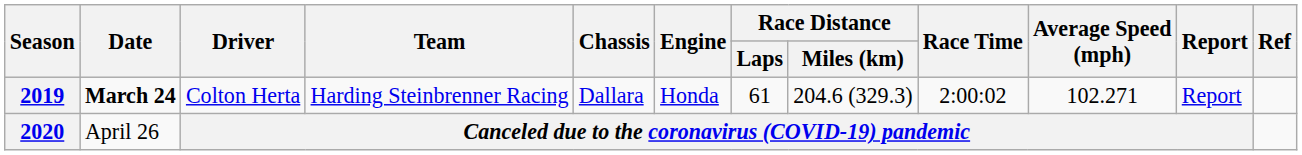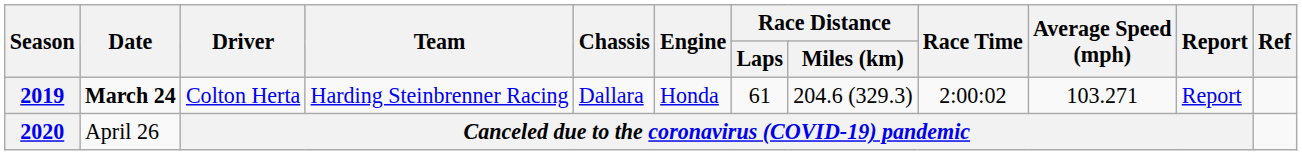(1102, 95) 102.271 -> (1102, 95) 103.271
